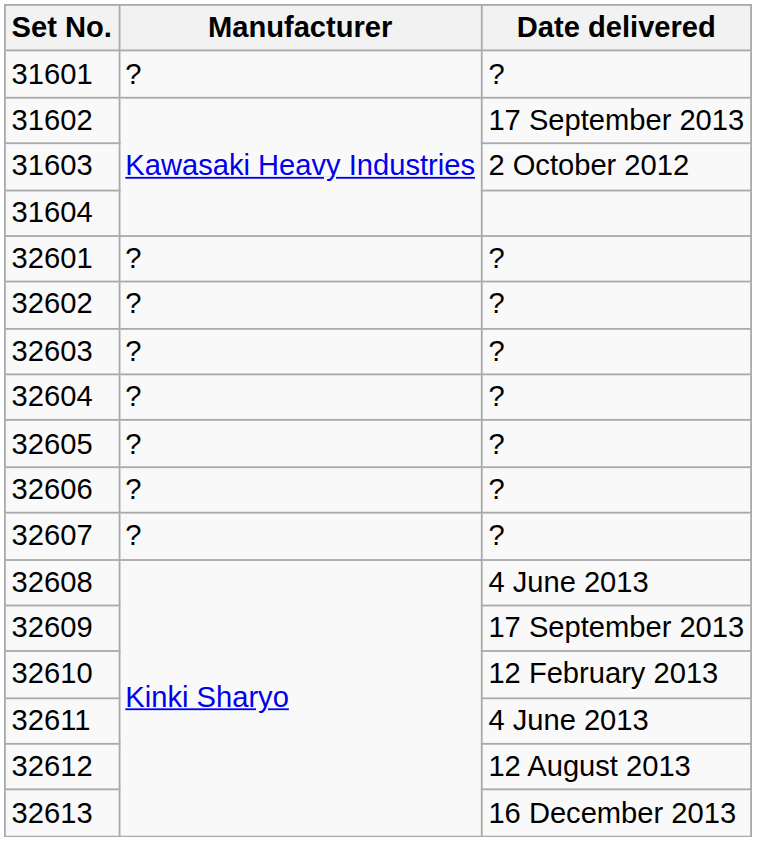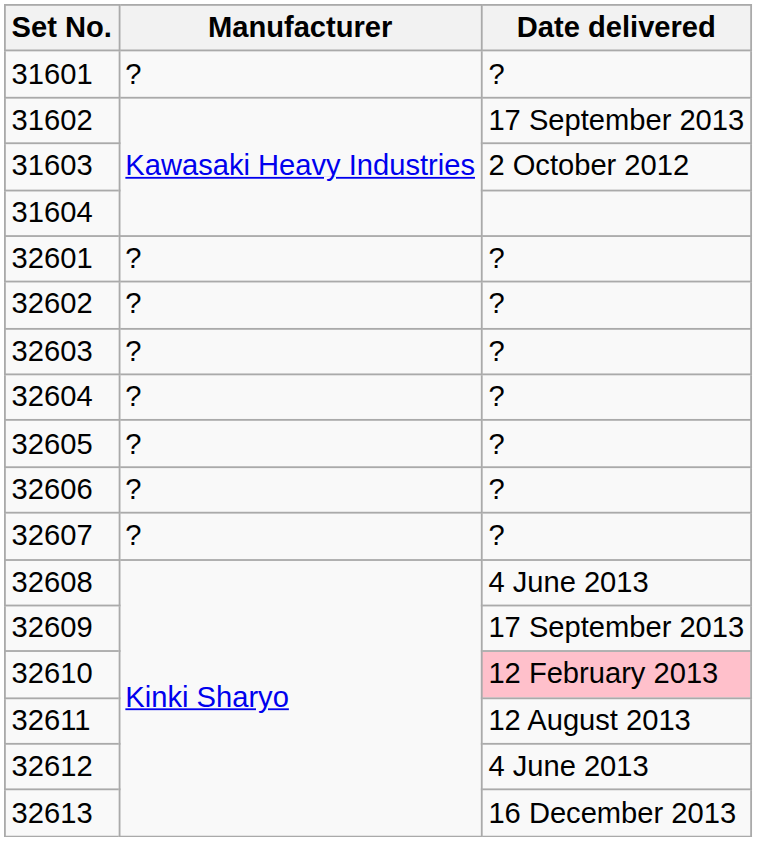(603, 674) no background -> (603, 674) pink background
(569, 720) 4 June 2013 -> (590, 720) 12 August 2013
(590, 766) 12 August 2013 -> (569, 766) 4 June 2013
